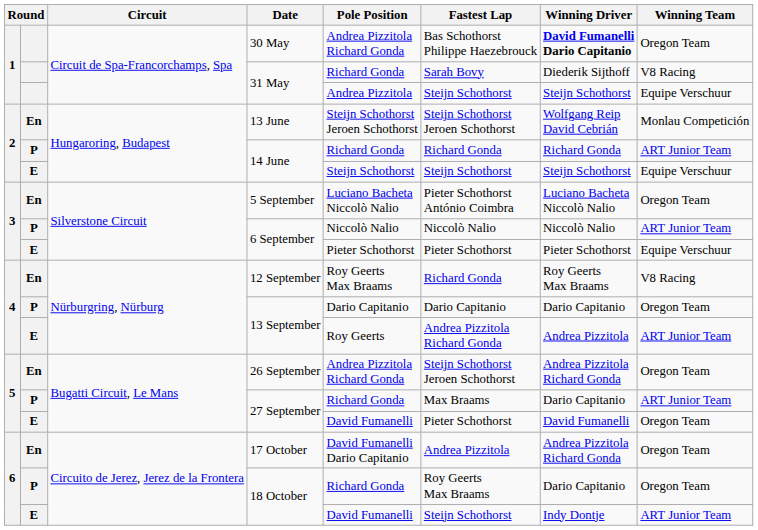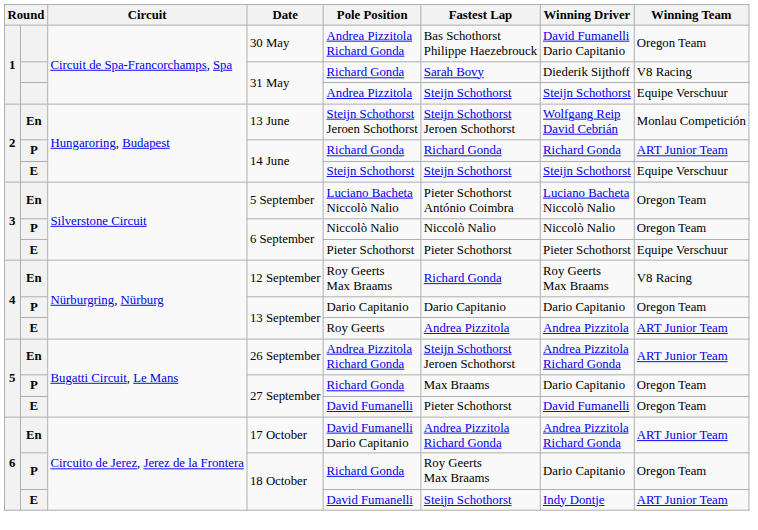(589, 43) bold -> (586, 43) normal
(686, 228) ART Junior Team -> (672, 228) Oregon Team
(467, 335) Andrea Pizzitola Richard Gonda -> (467, 327) Andrea Pizzitola
(675, 371) Oregon Team -> (682, 356) ART Junior Team
(686, 400) ART Junior Team -> (672, 385) Oregon Team
(467, 449) Andrea Pizzitola -> (467, 434) Andrea Pizzitola Richard Gonda
(675, 449) Oregon Team -> (682, 434) ART Junior Team
